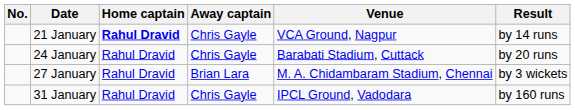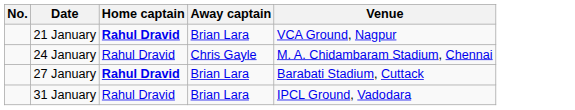- column: (533, 14)
(224, 34) Chris Gayle -> (220, 34) Brian Lara
(350, 54) Barabati Stadium, Cuttack -> (385, 54) M. A. Chidambaram Stadium, Chennai
(138, 74) normal -> (141, 74) bold
(385, 74) M. A. Chidambaram Stadium, Chennai -> (350, 74) Barabati Stadium, Cuttack
(224, 94) Chris Gayle -> (220, 94) Brian Lara
